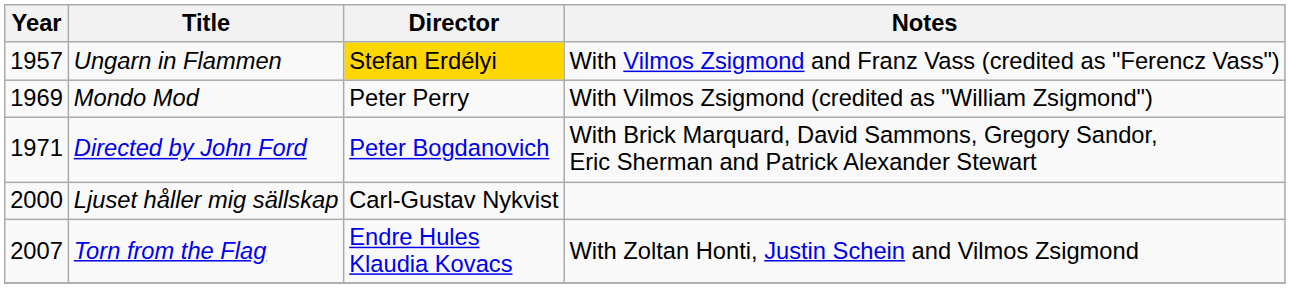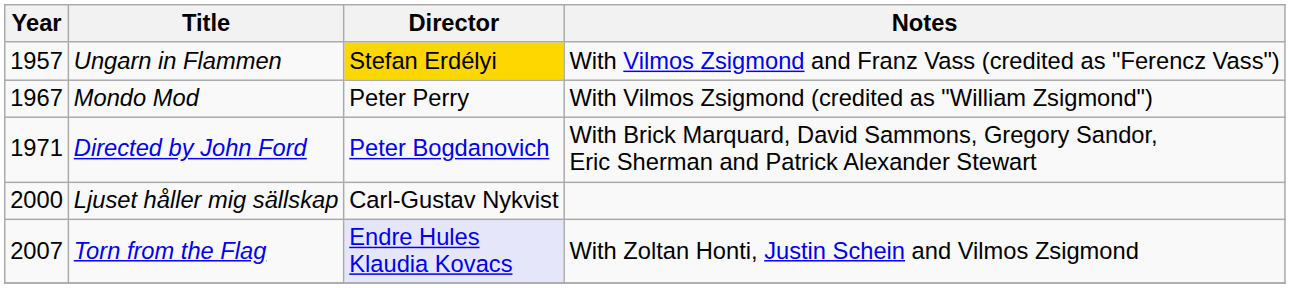(37, 98) 1969 -> (37, 98) 1967
(431, 251) no background -> (431, 251) lavender background
